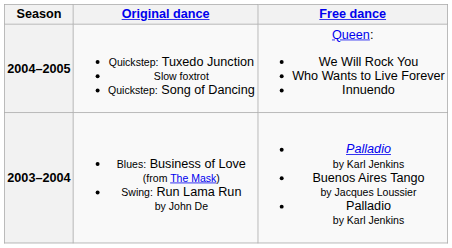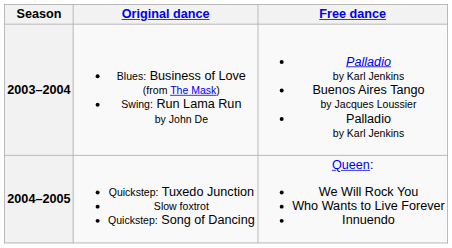rows swapped: (39, 68) <-> (39, 177)
